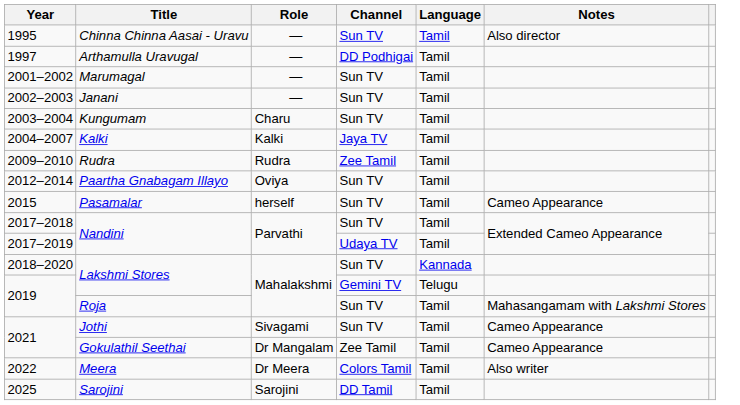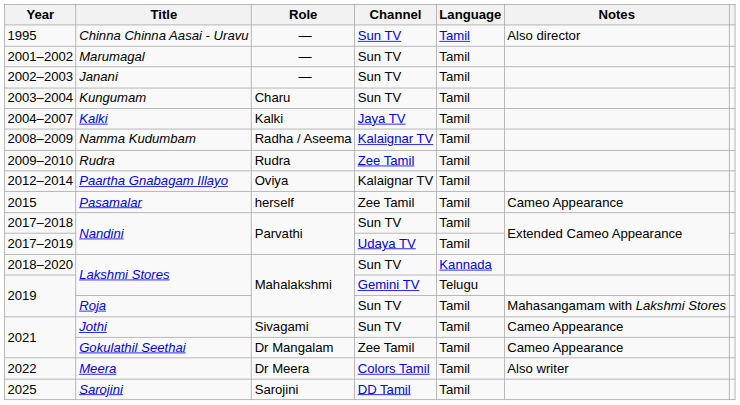- row: (22, 56)
+ row: (40, 139)
(361, 181) Sun TV -> (395, 181) Kalaignar TV
(361, 202) Sun TV -> (386, 202) Zee Tamil
